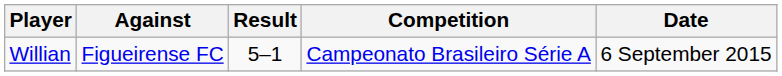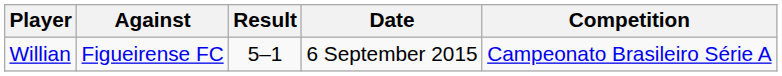columns swapped: (686, 20) <-> (449, 20)
